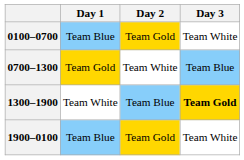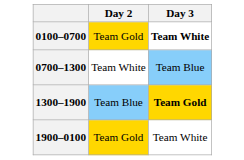- column: (90, 13)
(210, 36) normal -> (180, 36) bold
